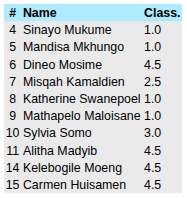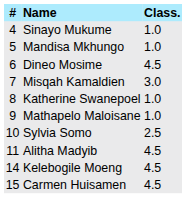(153, 81) 2.5 -> (153, 81) 3.0
(153, 133) 3.0 -> (153, 133) 2.5
